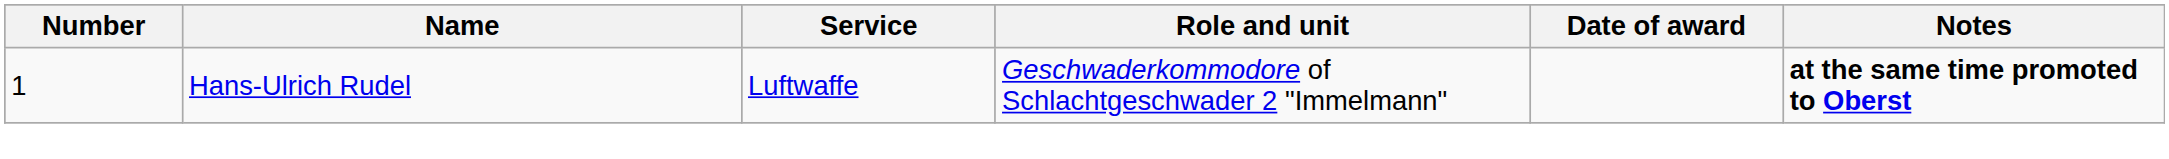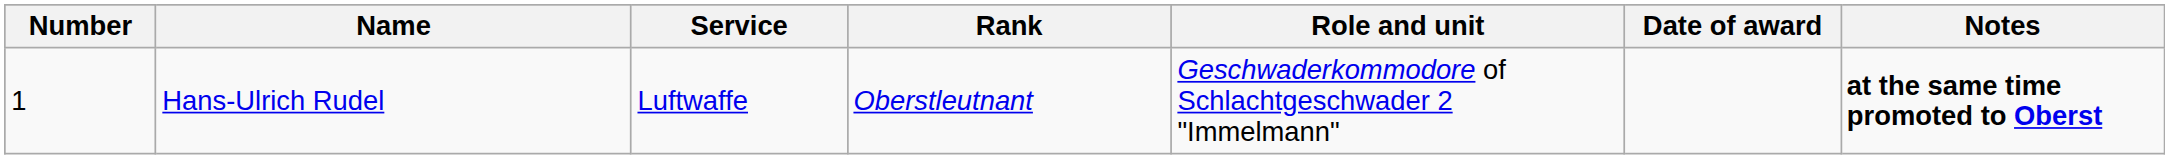+ column: (1009, 26)
